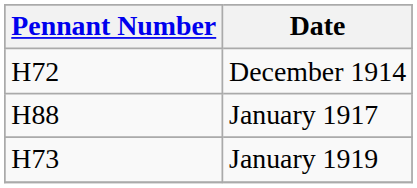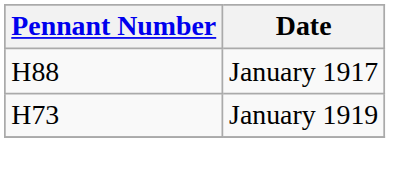- row: (318, 70)
